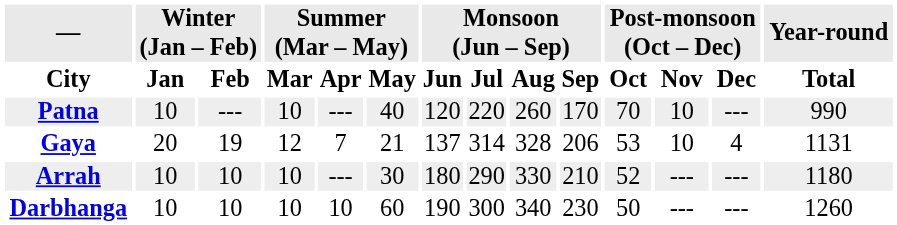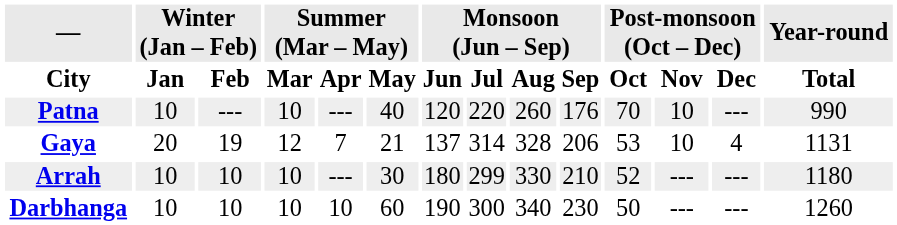(580, 111) 170 -> (580, 111) 176
(487, 175) 290 -> (487, 175) 299
